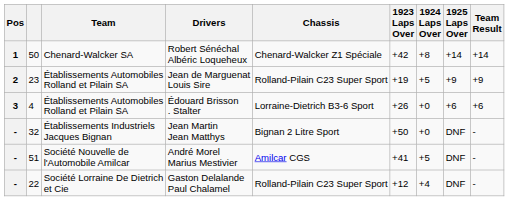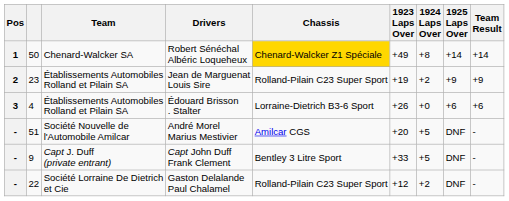(318, 54) no background -> (318, 54) gold background
(400, 54) +42 -> (400, 54) +49
(424, 80) +5 -> (424, 80) +2
- row: (196, 132)
(400, 157) +41 -> (400, 132) +20
+ row: (200, 157)
(424, 183) +4 -> (424, 183) +2
